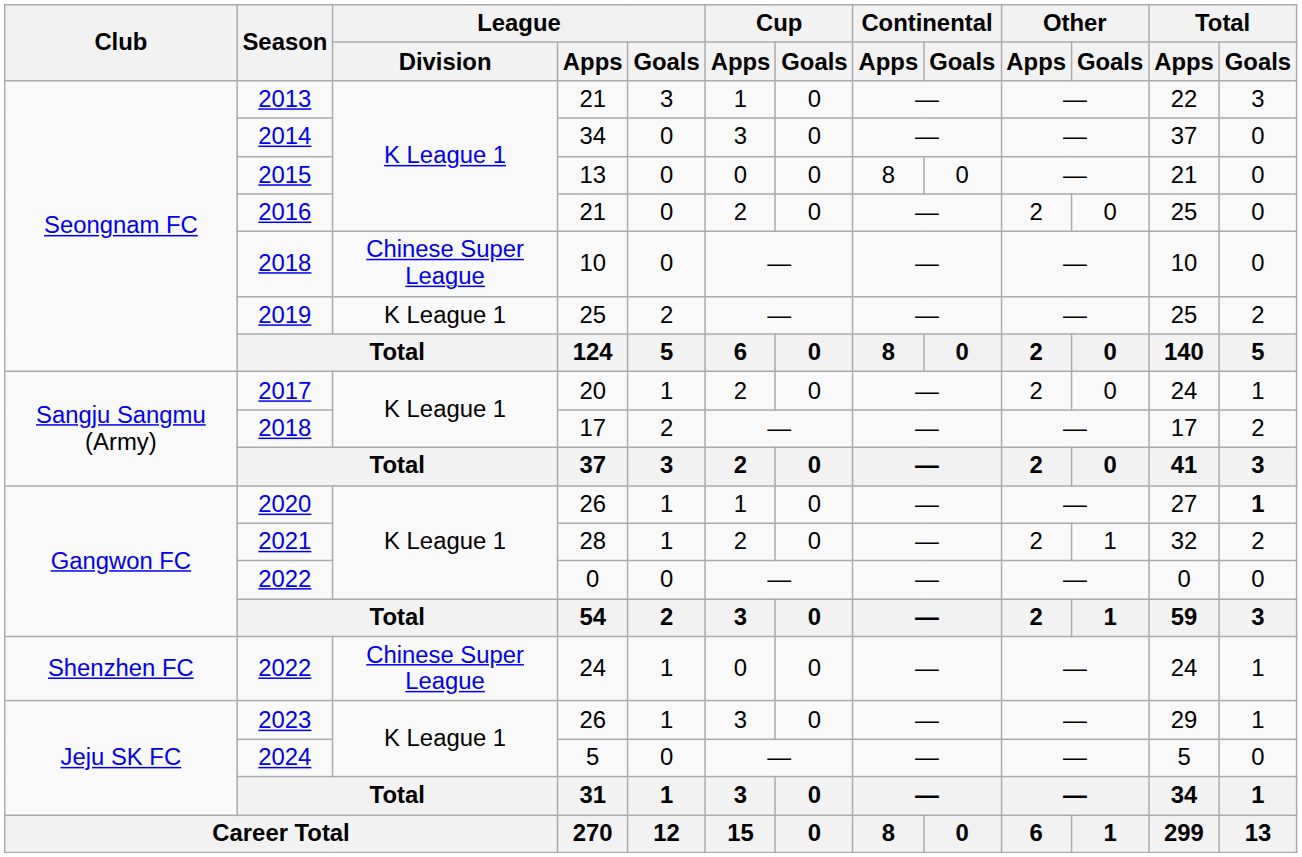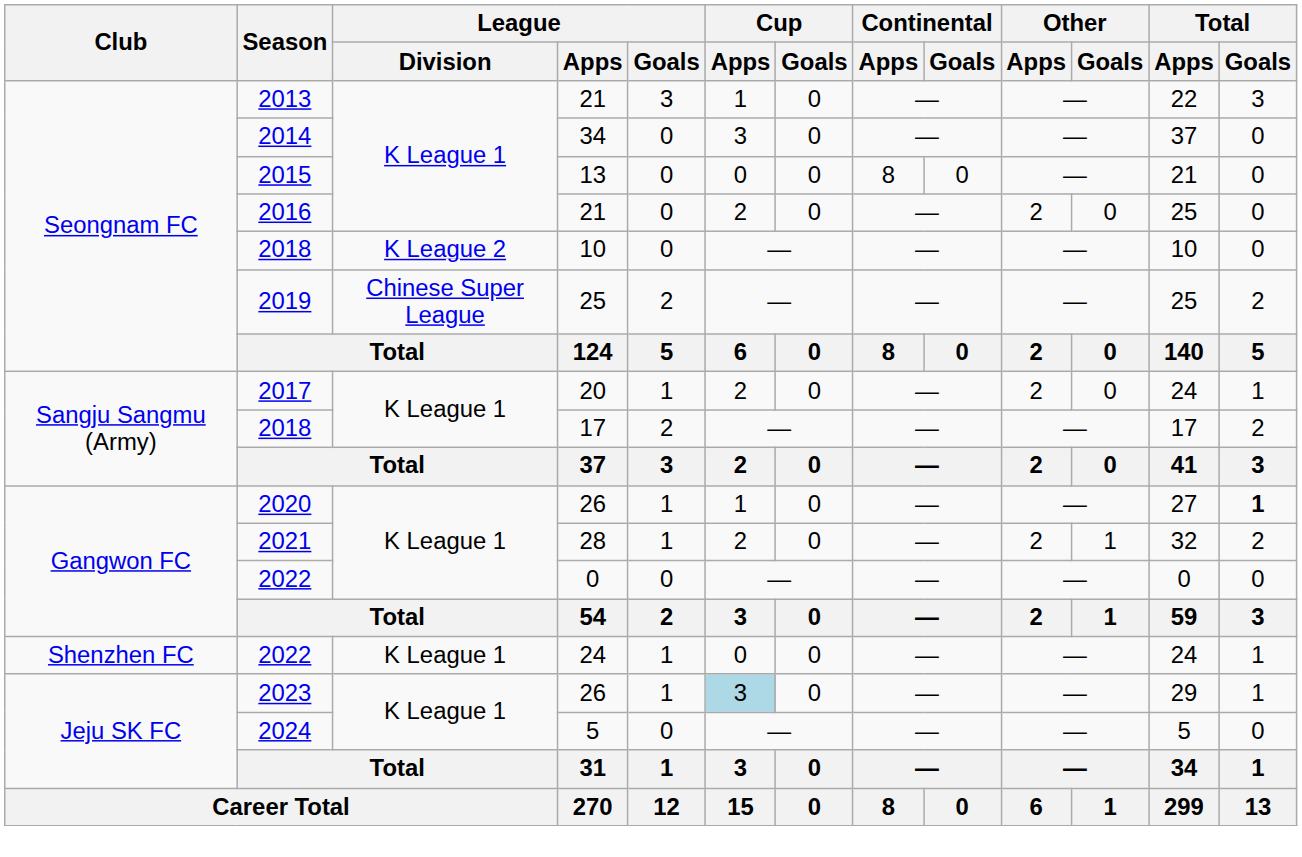(445, 263) Chinese Super League -> (445, 250) K League 2
(445, 314) K League 1 -> (445, 301) Chinese Super League
(445, 668) Chinese Super League -> (445, 655) K League 1
(741, 719) no background -> (741, 692) lightblue background
